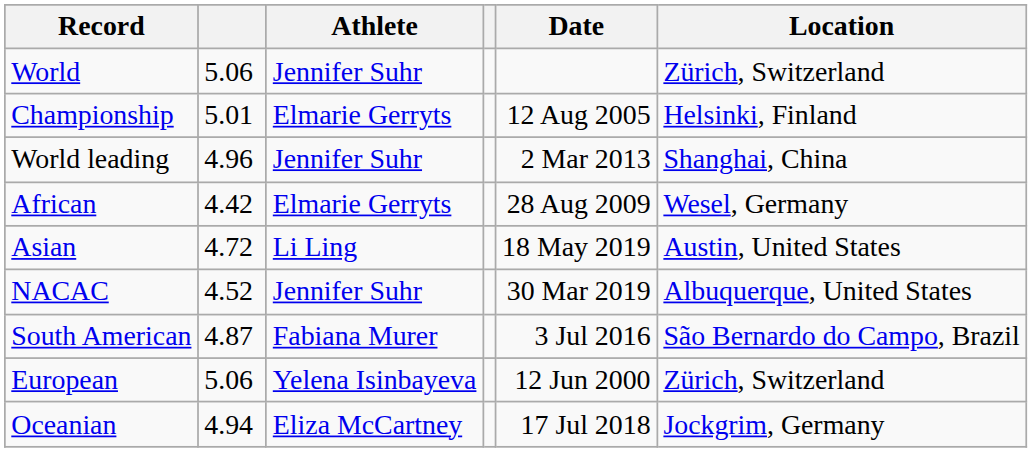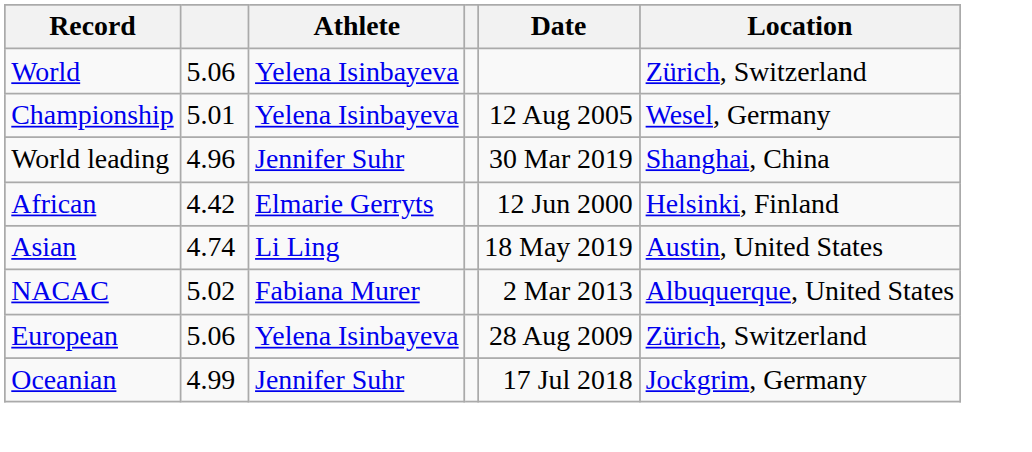(347, 70) Jennifer Suhr -> (357, 70) Yelena Isinbayeva
(362, 114) Elmarie Gerryts -> (357, 114) Yelena Isinbayeva
(760, 114) Helsinki, Finland -> (738, 114) Wesel, Germany
(586, 159) 2 Mar 2013 -> (561, 159) 30 Mar 2019
(579, 203) 28 Aug 2009 -> (565, 203) 12 Jun 2000
(756, 203) Wesel, Germany -> (742, 203) Helsinki, Finland
(229, 247) 4.72 -> (211, 247) 4.74
(232, 291) 4.52 -> (214, 291) 5.02
(347, 291) Jennifer Suhr -> (337, 291) Fabiana Murer
(579, 291) 30 Mar 2019 -> (568, 291) 2 Mar 2013
- row: (101, 335)
(582, 379) 12 Jun 2000 -> (561, 335) 28 Aug 2009
(229, 423) 4.94 -> (211, 379) 4.99
(367, 423) Eliza McCartney -> (330, 379) Jennifer Suhr
